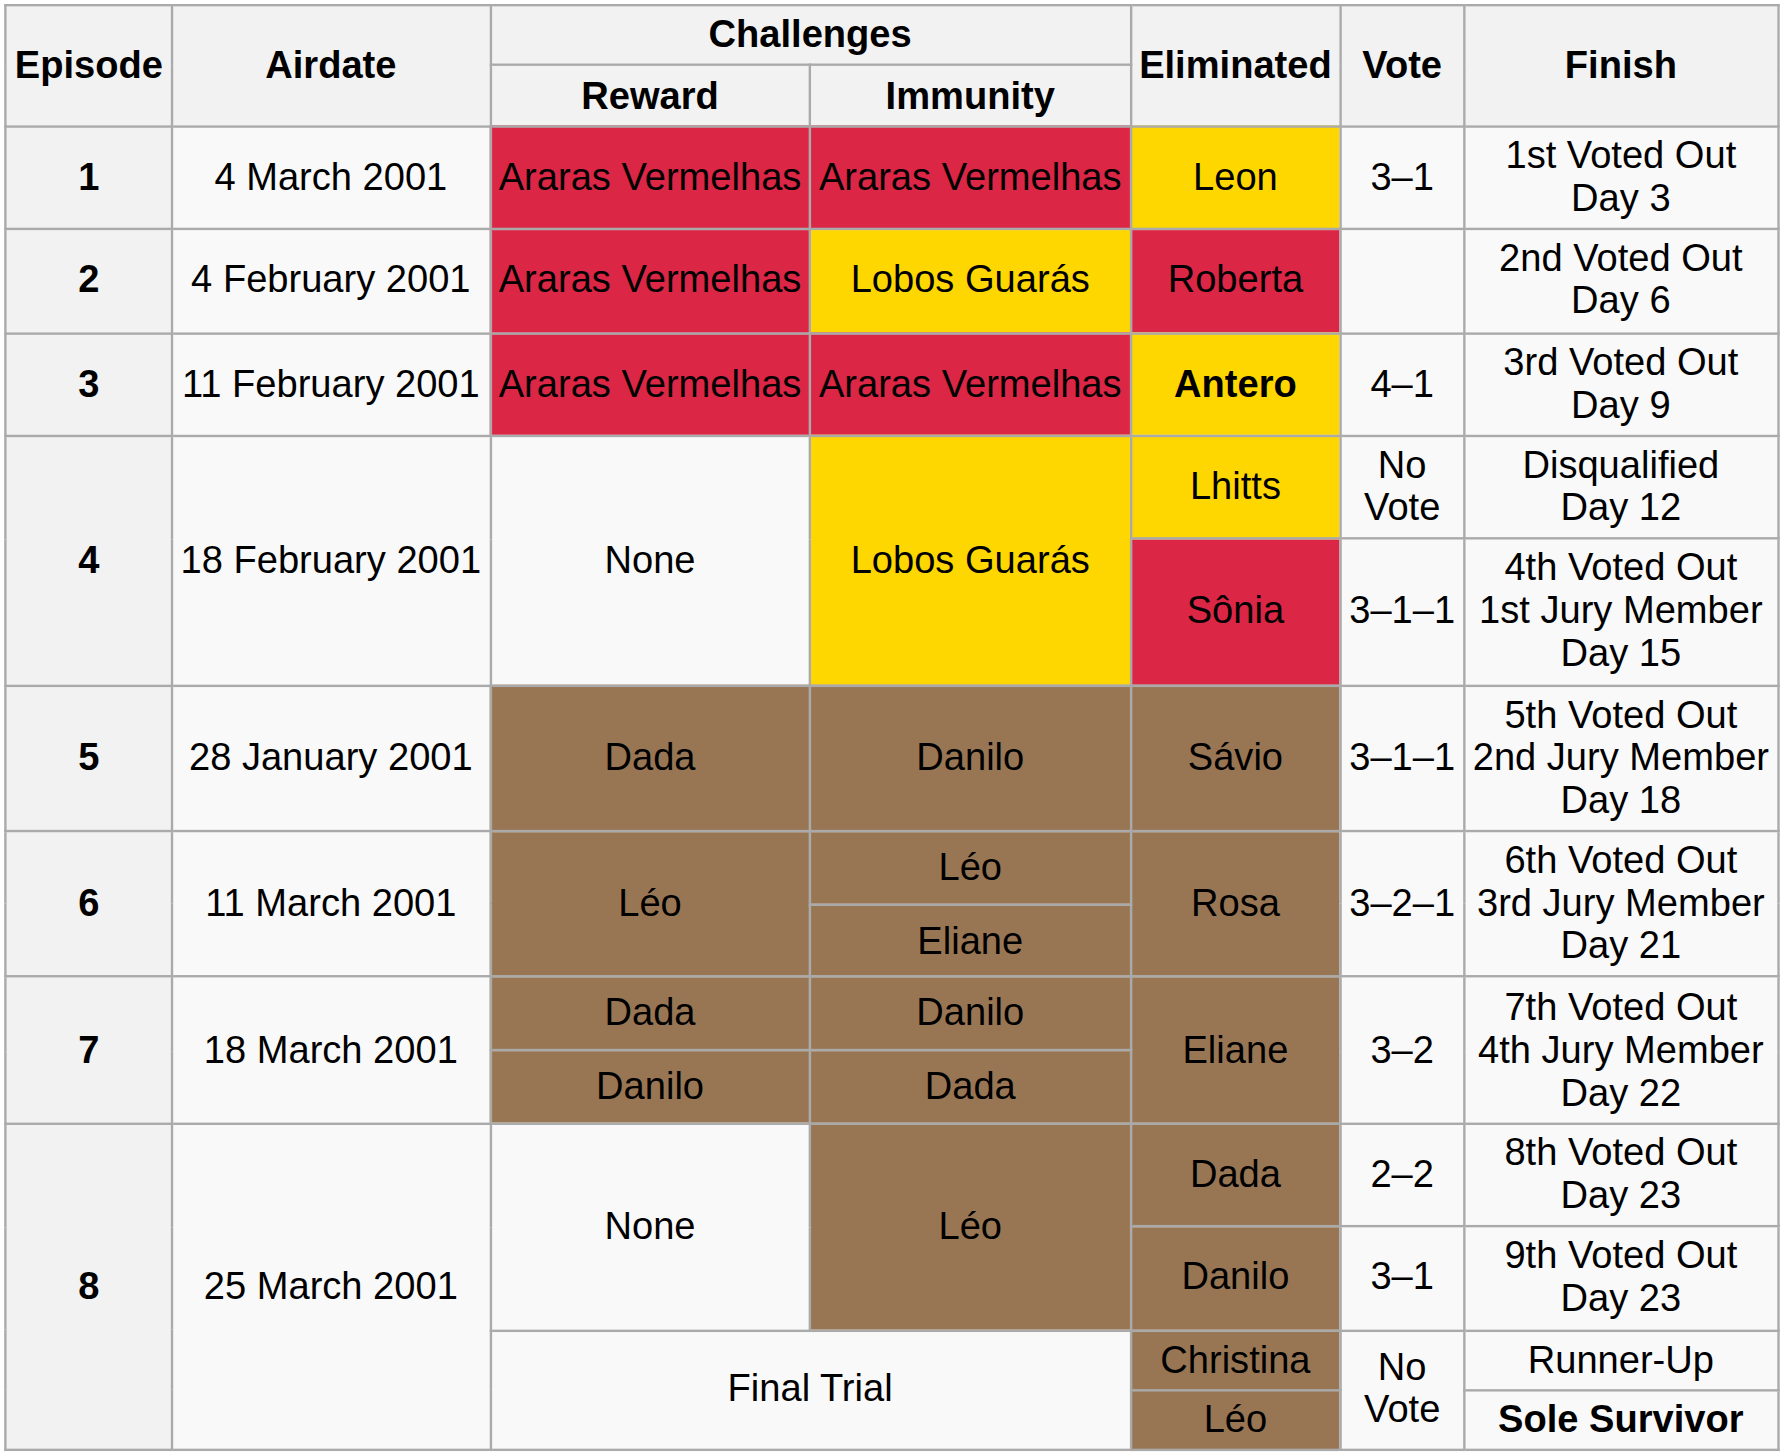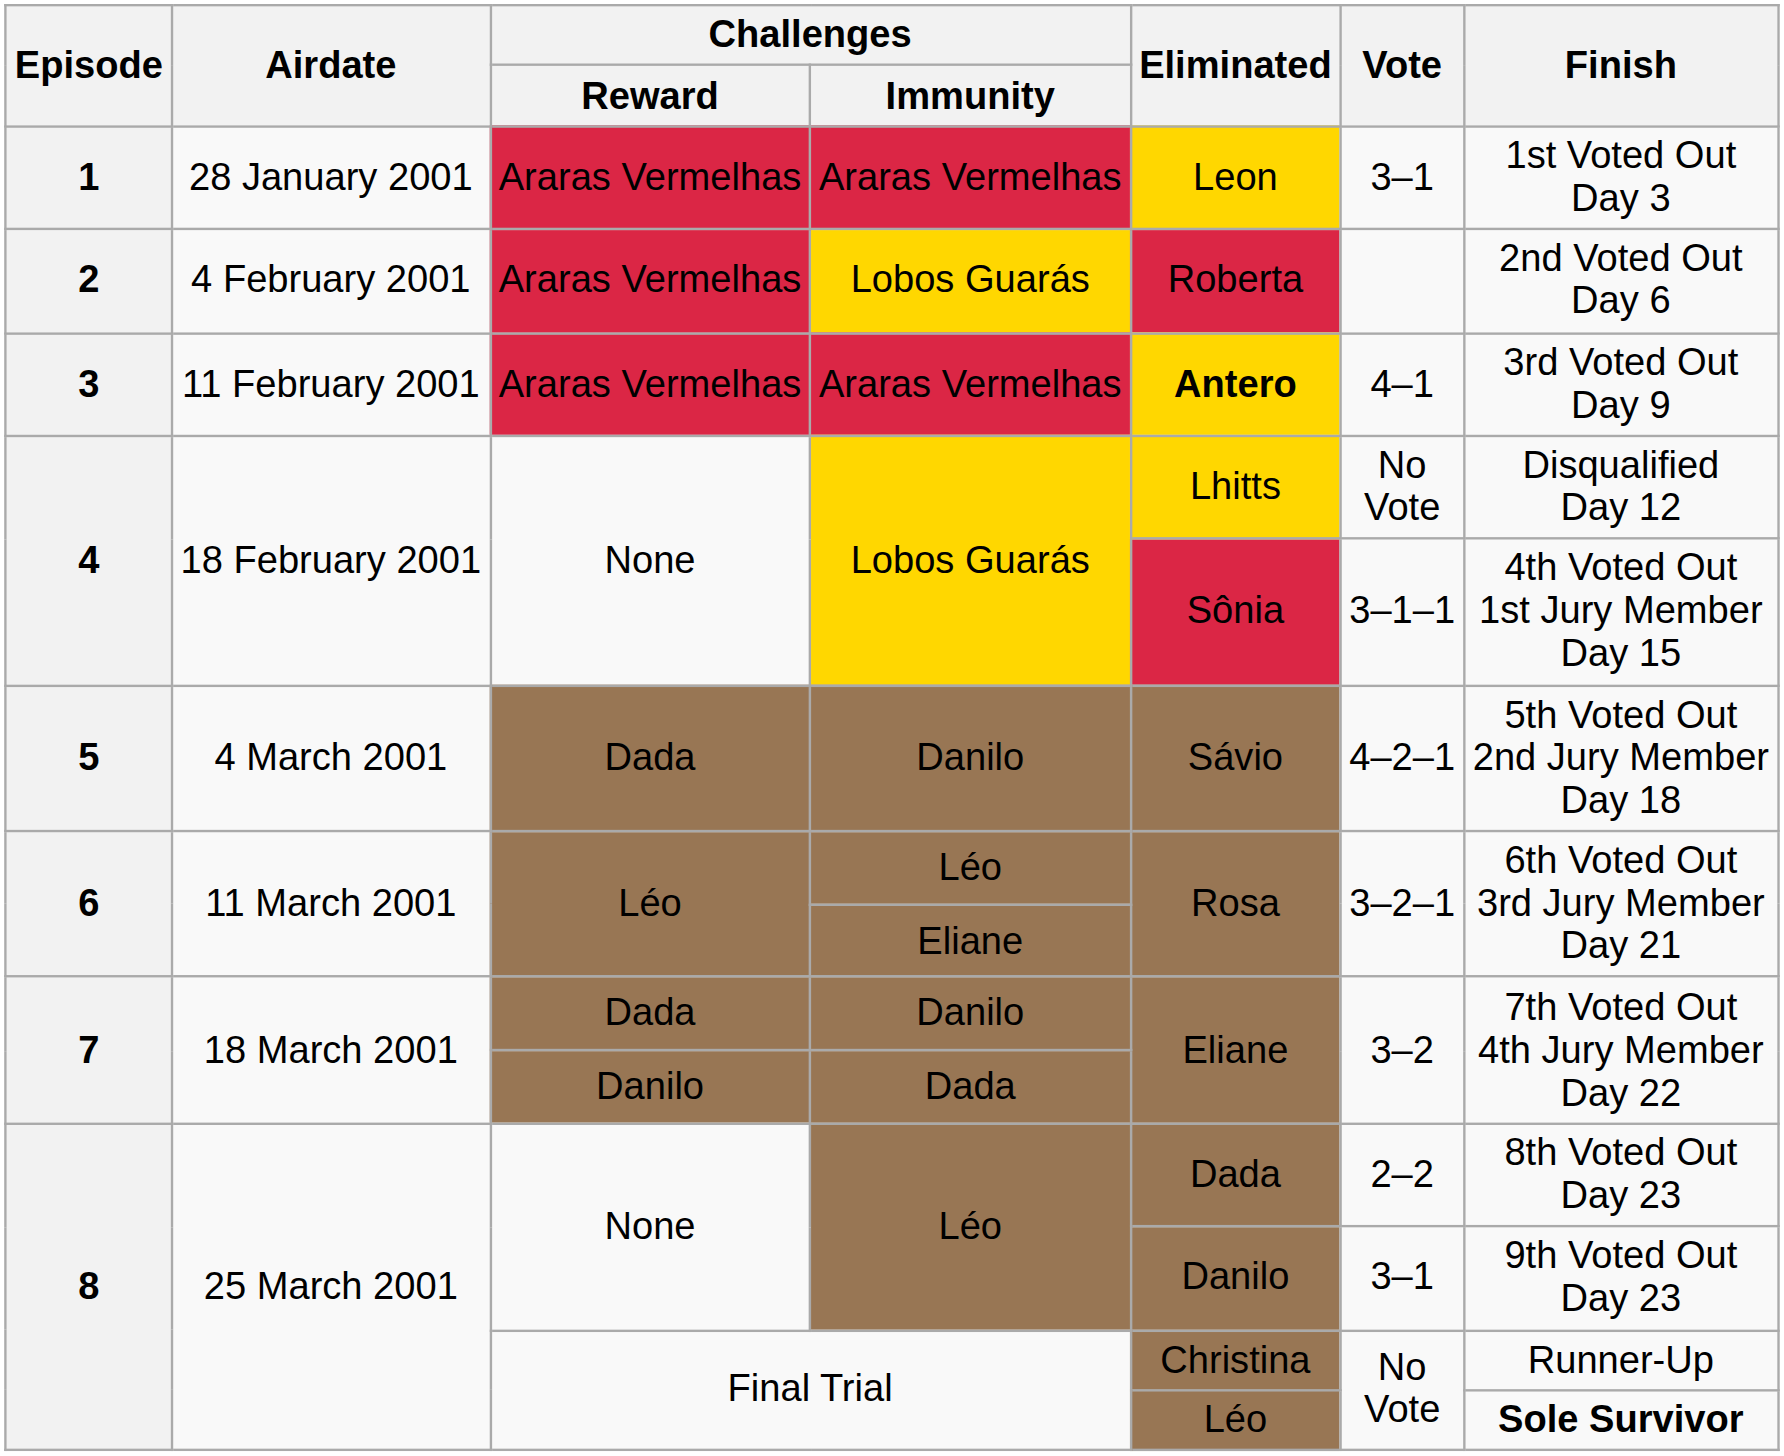(331, 176) 4 March 2001 -> (331, 176) 28 January 2001
(331, 757) 28 January 2001 -> (331, 757) 4 March 2001
(1402, 757) 3–1–1 -> (1402, 757) 4–2–1
